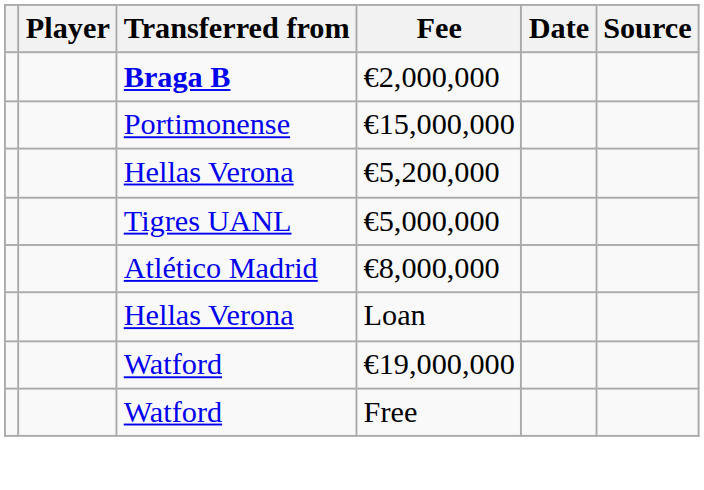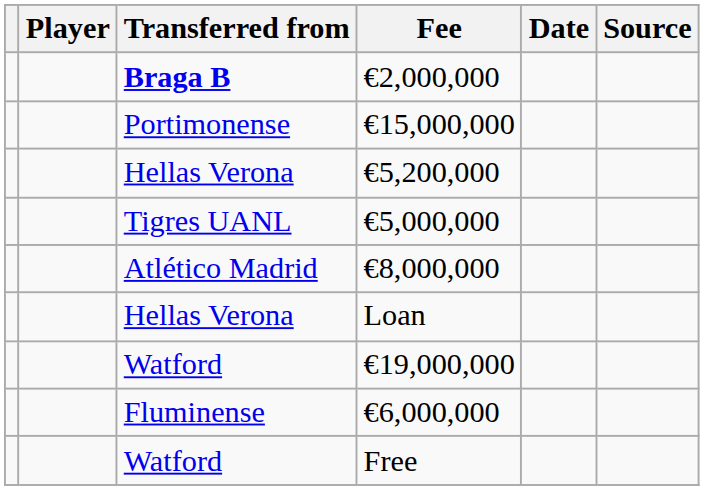+ row: (432, 412)
